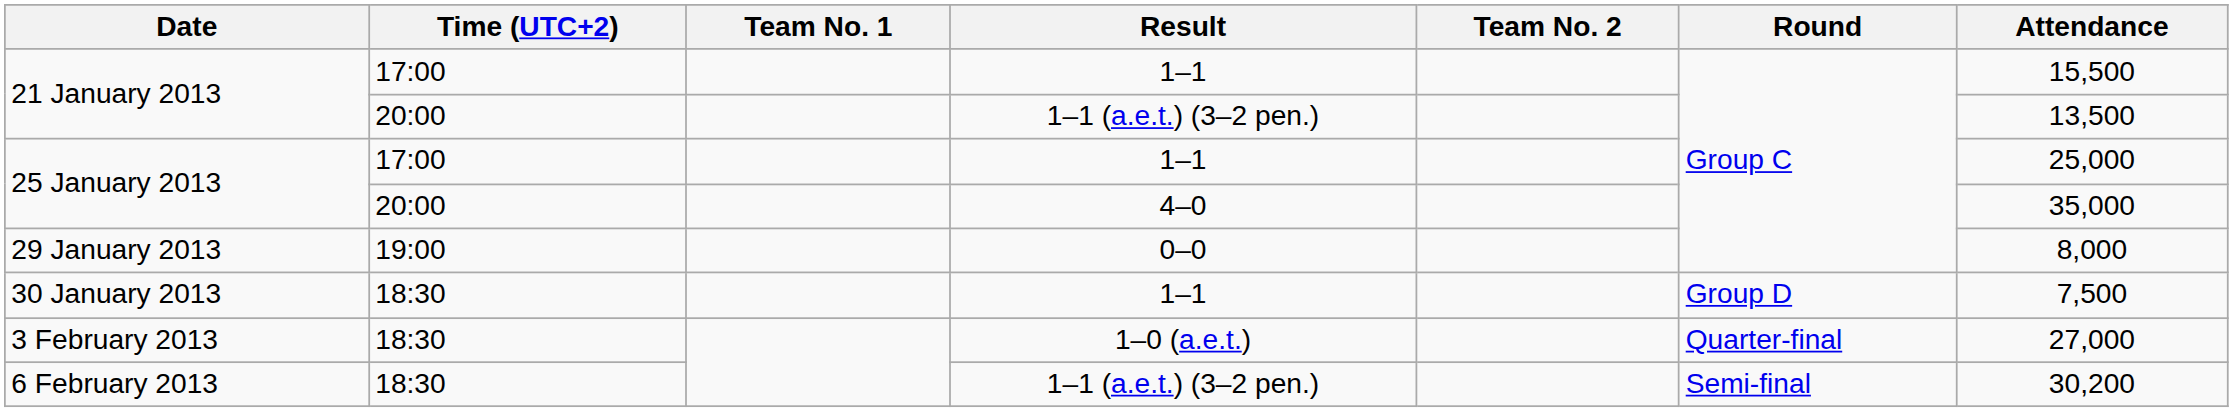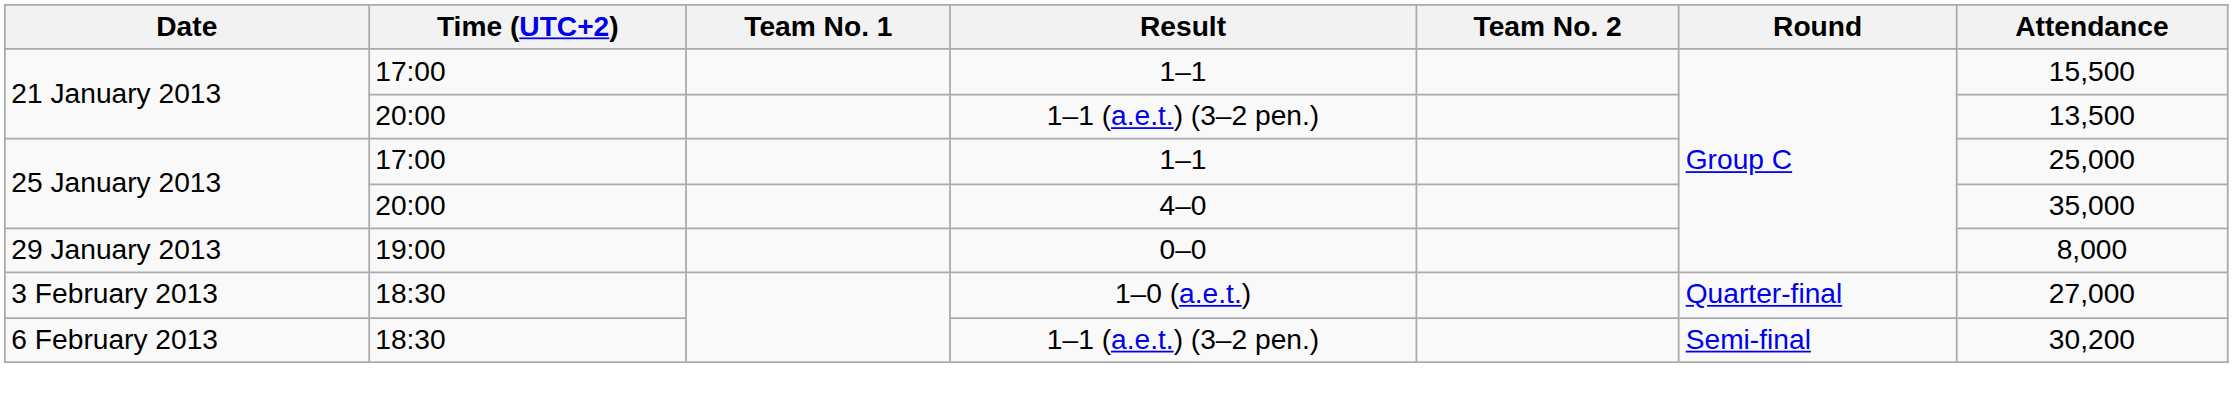- row: (116, 294)
